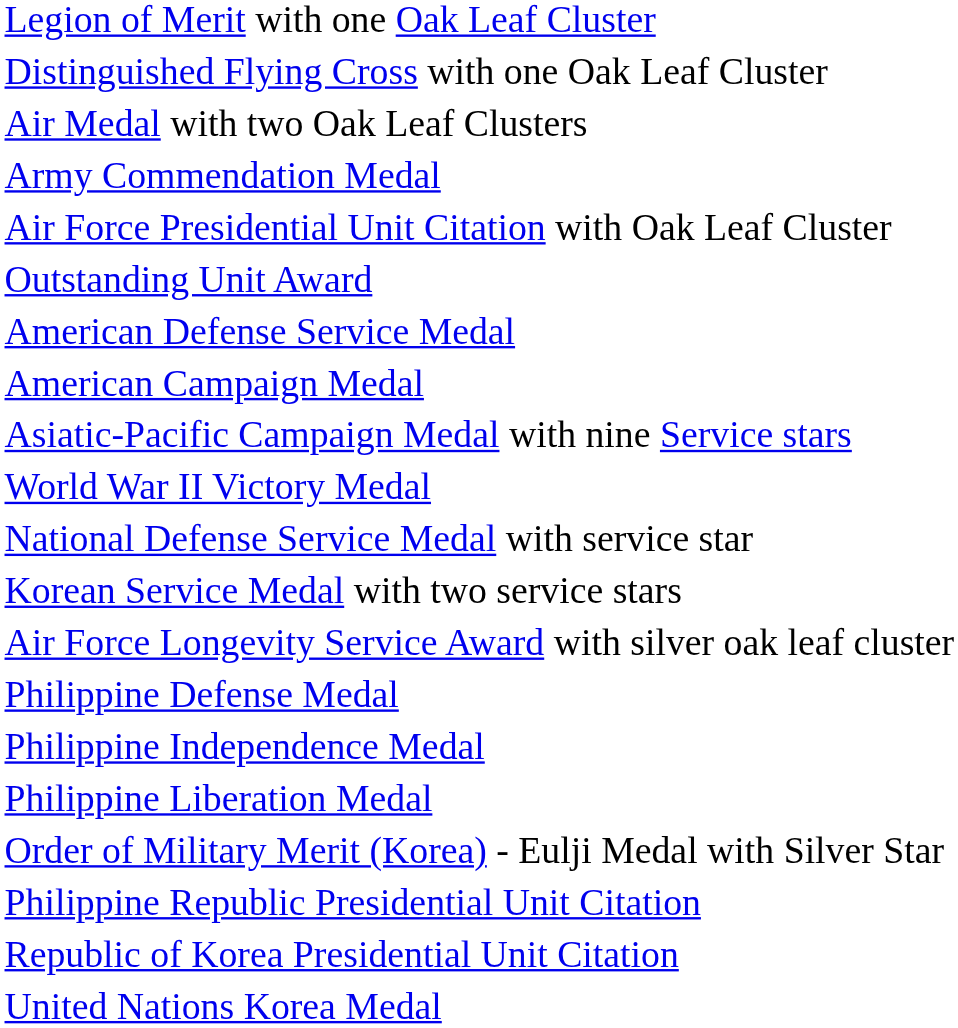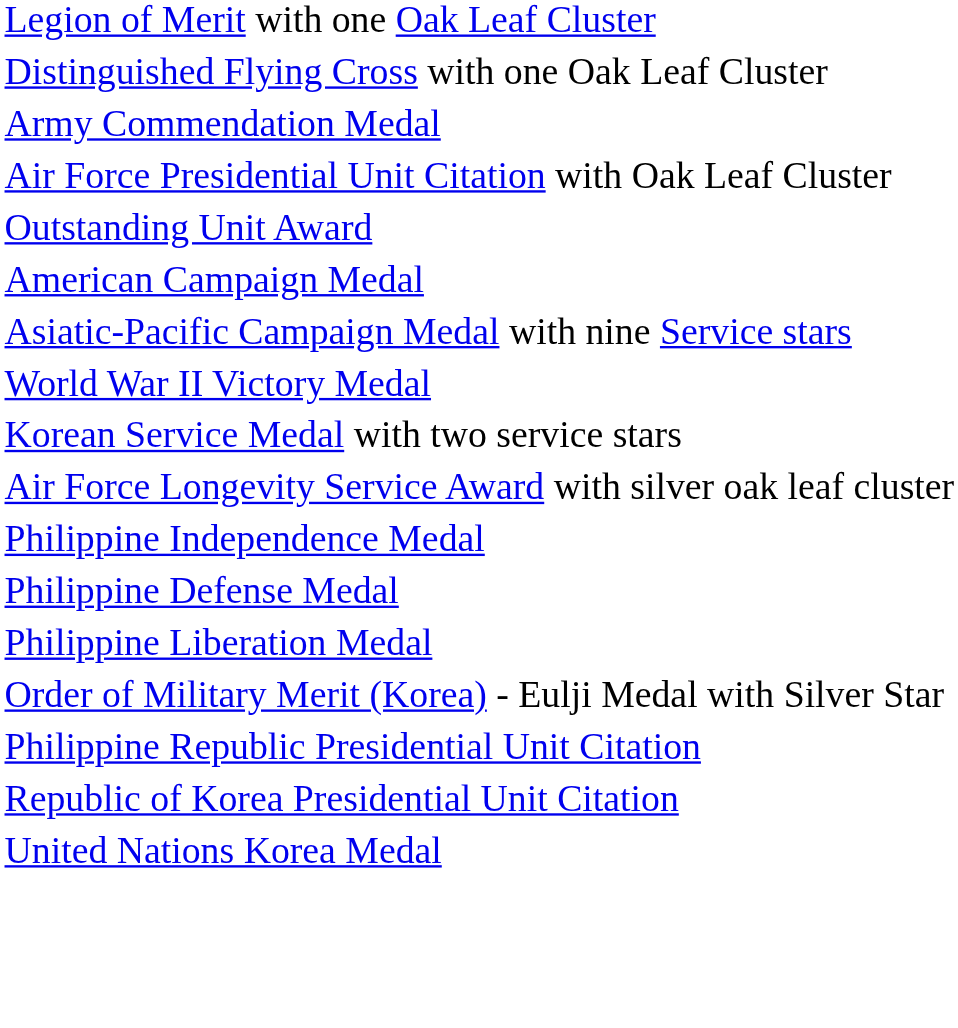- row: (296, 123)
- row: (260, 331)
- row: (379, 538)
rows swapped: (202, 694) <-> (245, 746)
